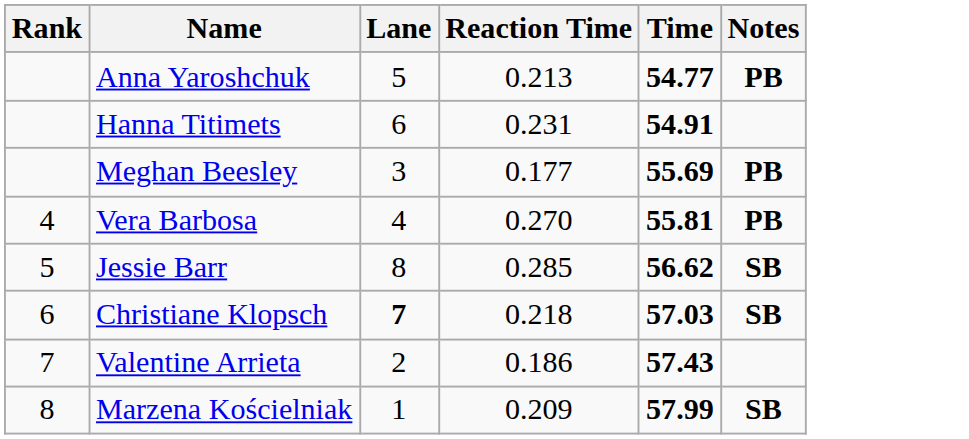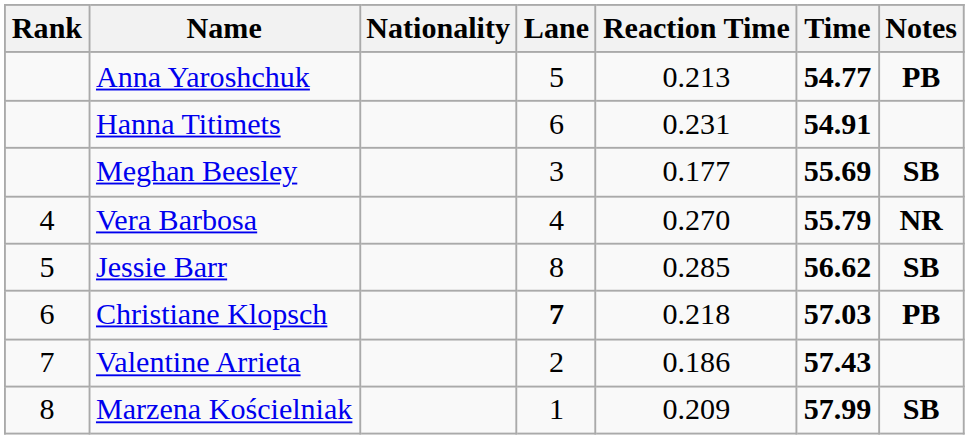+ column: (438, 28)
(764, 171) PB -> (921, 171) SB
(680, 219) 55.81 -> (837, 219) 55.79
(764, 219) PB -> (921, 219) NR
(764, 314) SB -> (921, 314) PB
